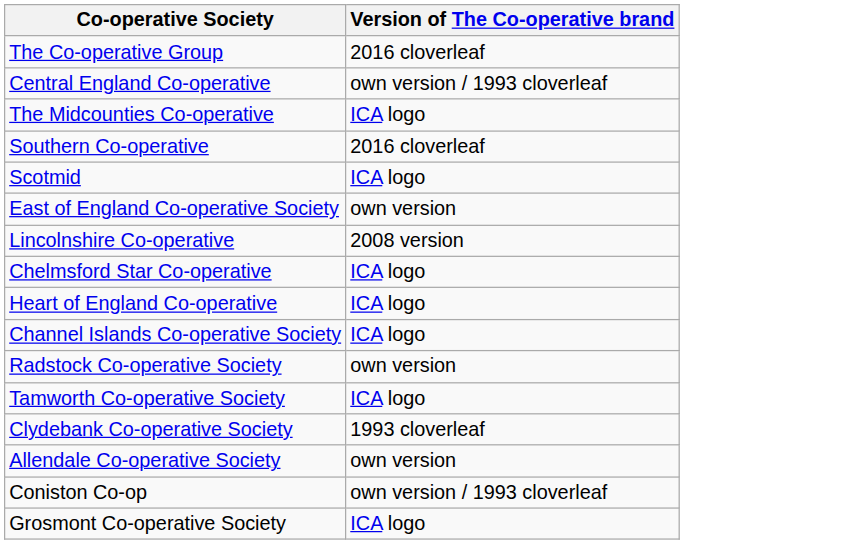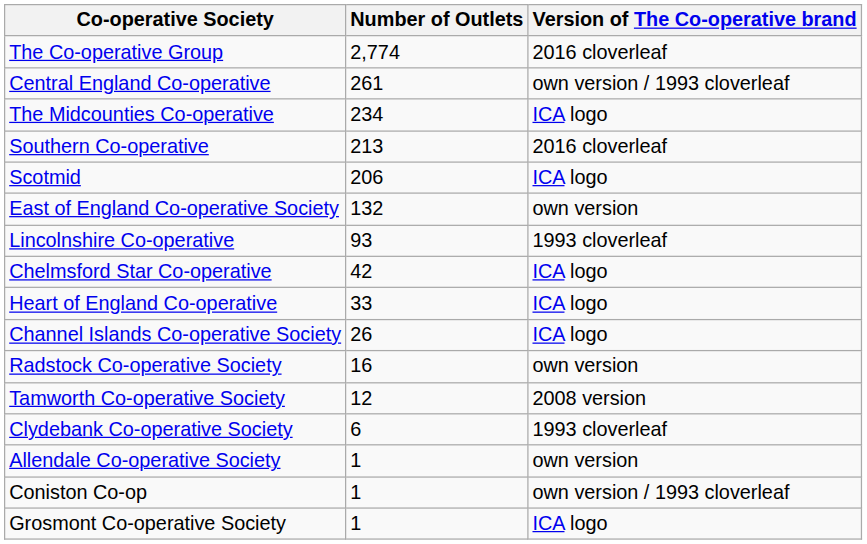+ column: (437, 20)
(407, 240) 2008 version -> (600, 240) 1993 cloverleaf
(388, 397) ICA logo -> (589, 397) 2008 version
